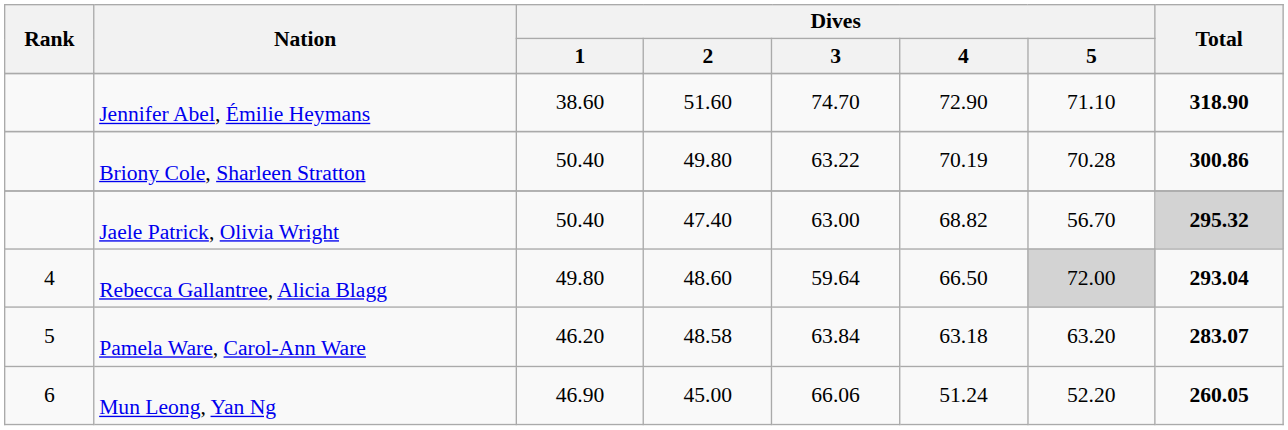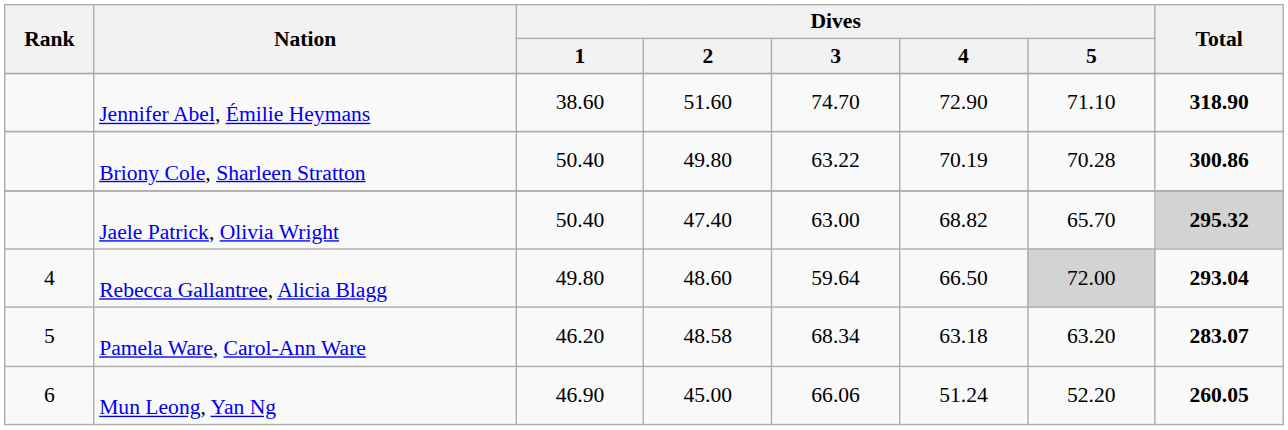(1091, 219) 56.70 -> (1091, 219) 65.70
(836, 336) 63.84 -> (836, 336) 68.34
